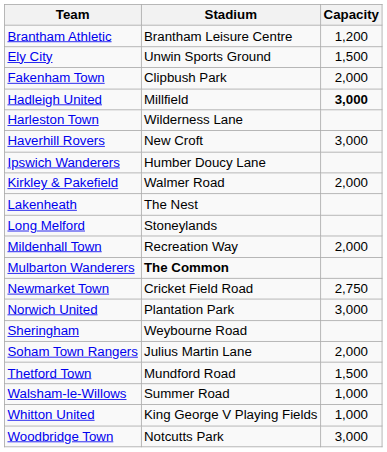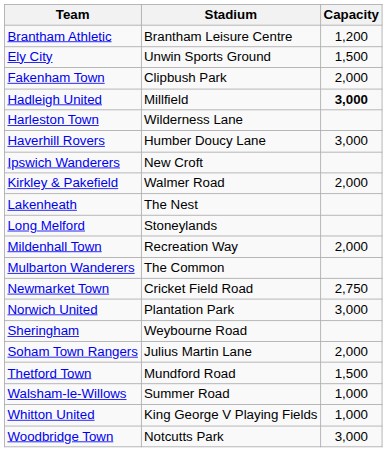(174, 141) New Croft -> (205, 141) Humber Doucy Lane
(205, 162) Humber Doucy Lane -> (174, 162) New Croft
(186, 267) bold -> (184, 267) normal
